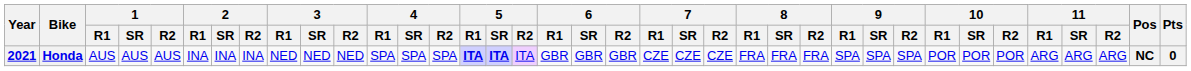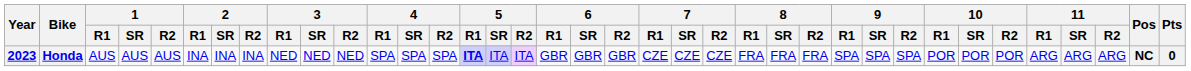(22, 56) 2021 -> (22, 56) 2023
(499, 56) bold -> (499, 56) normal
